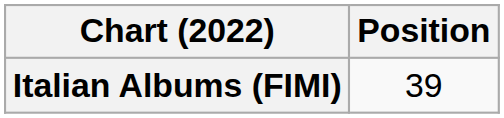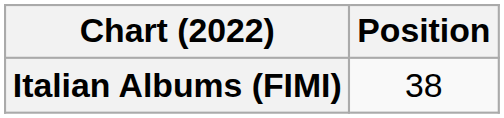(424, 84) 39 -> (424, 84) 38
